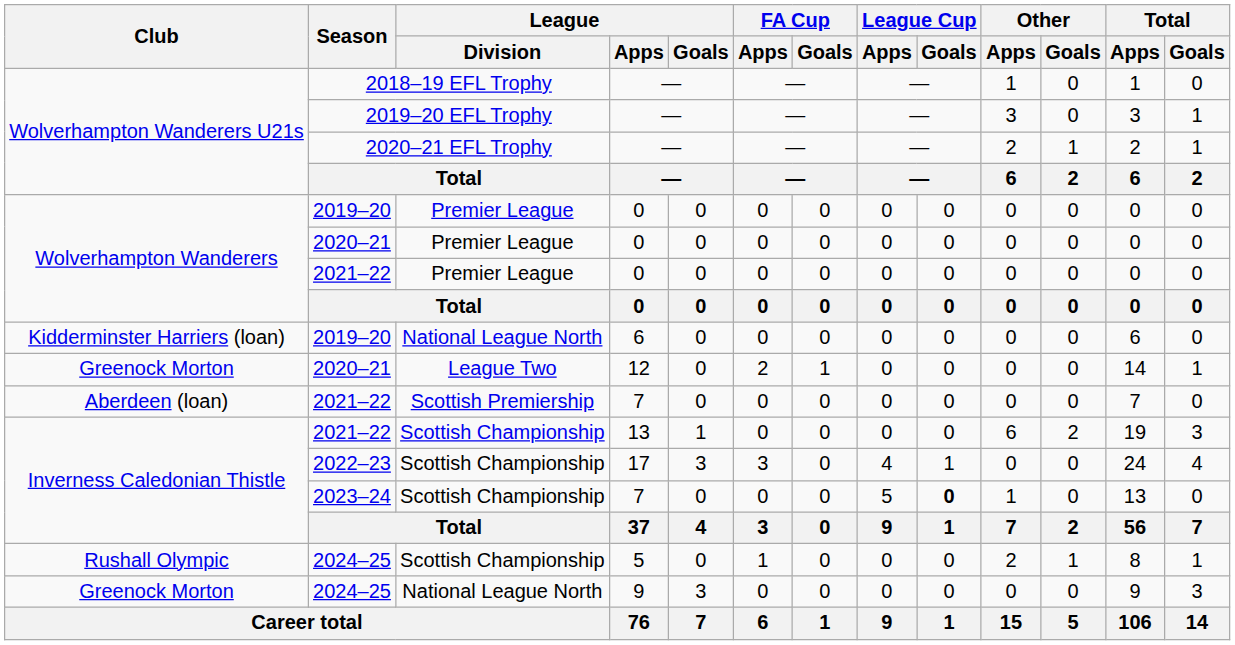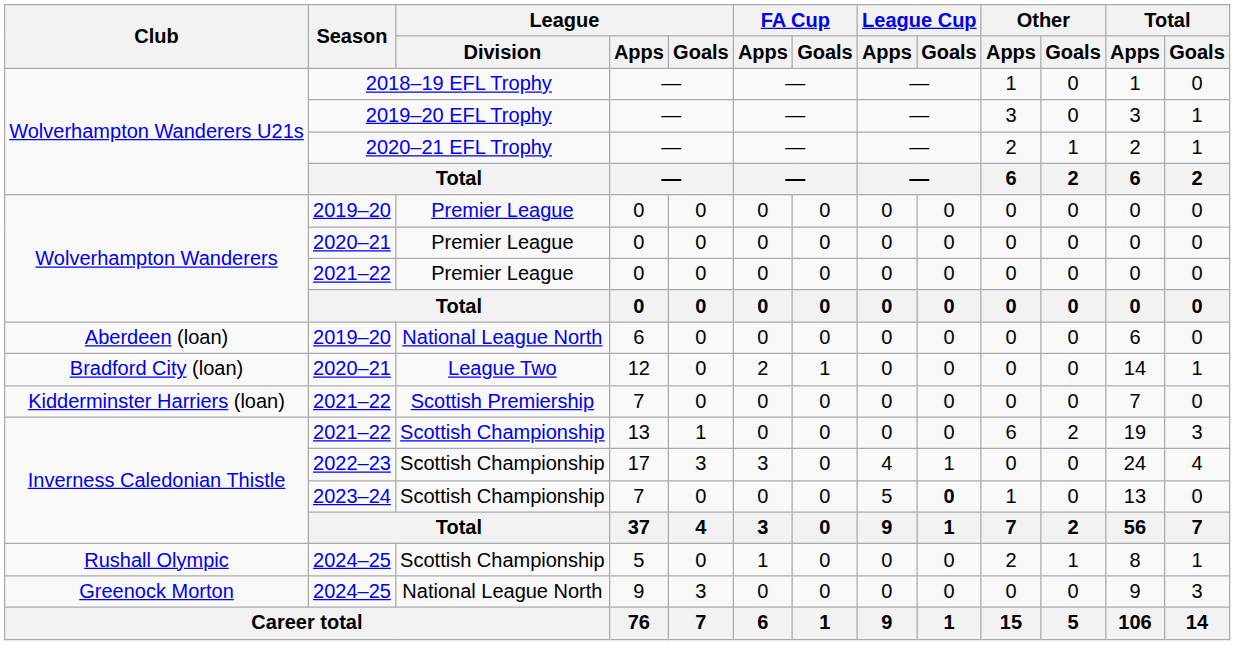(157, 337) Kidderminster Harriers (loan) -> (157, 337) Aberdeen (loan)
(157, 369) Greenock Morton -> (157, 369) Bradford City (loan)
(157, 400) Aberdeen (loan) -> (157, 400) Kidderminster Harriers (loan)
